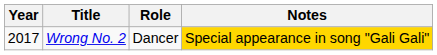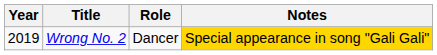(24, 38) 2017 -> (24, 38) 2019
